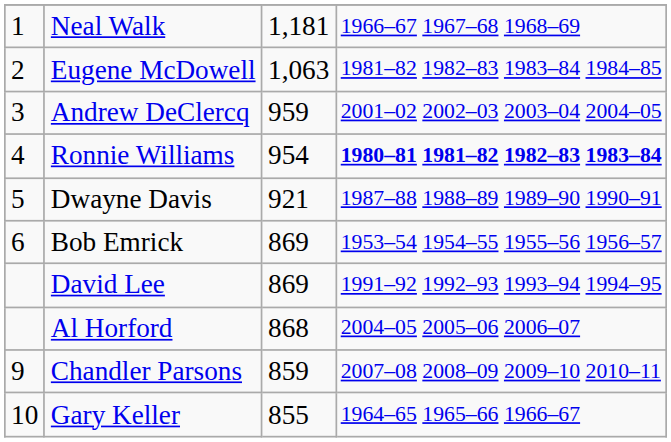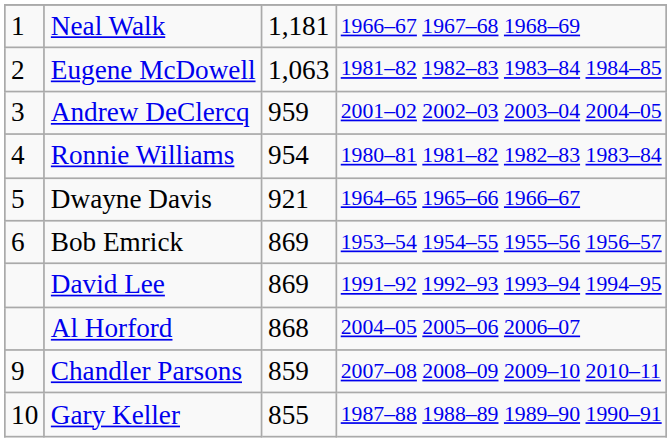(501, 155) bold -> (501, 155) normal
(501, 198) 1987–88 1988–89 1989–90 1990–91 -> (460, 198) 1964–65 1965–66 1966–67
(460, 414) 1964–65 1965–66 1966–67 -> (501, 414) 1987–88 1988–89 1989–90 1990–91
